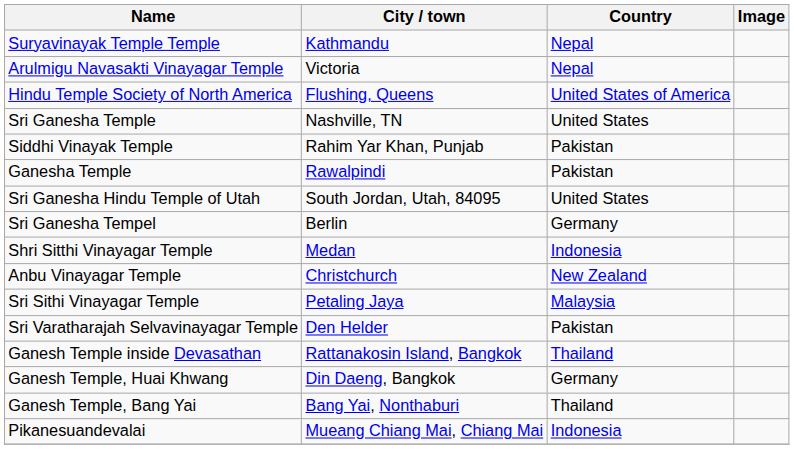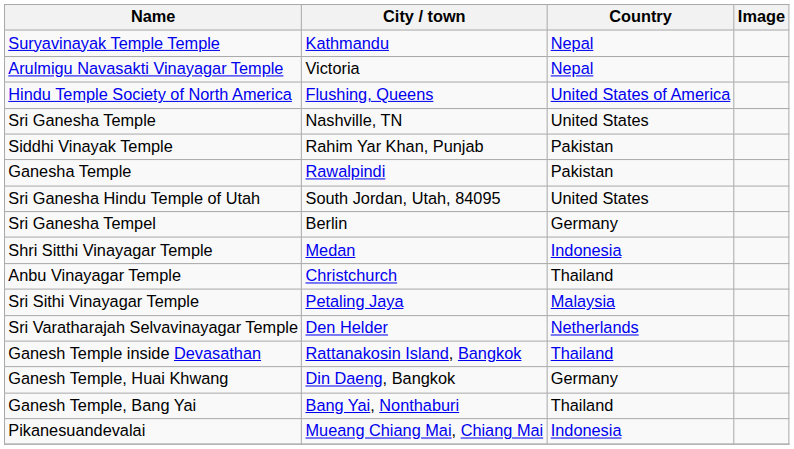(599, 276) New Zealand -> (582, 276) Thailand
(582, 328) Pakistan -> (595, 328) Netherlands
